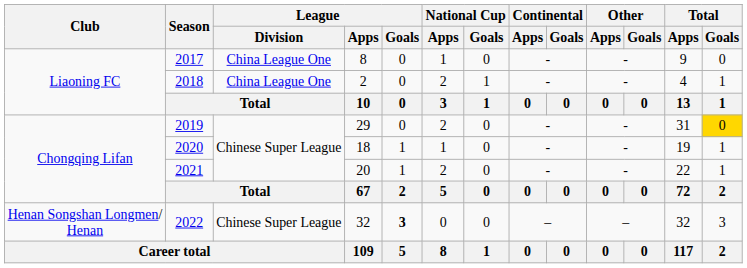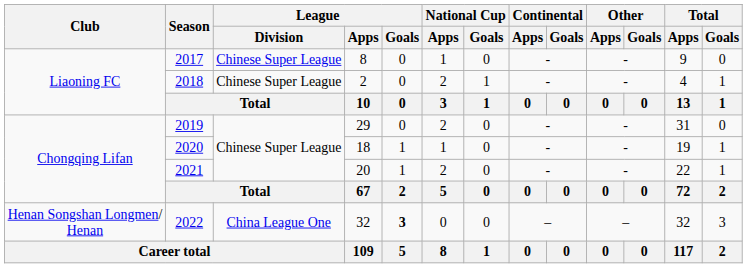(279, 59) China League One -> (279, 59) Chinese Super League
(279, 81) China League One -> (279, 81) Chinese Super League
(722, 125) gold background -> (722, 125) no background
(279, 222) Chinese Super League -> (279, 222) China League One
